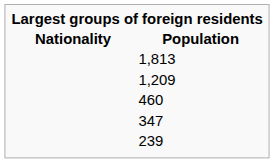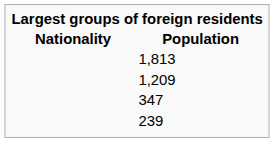- row: (151, 100)
